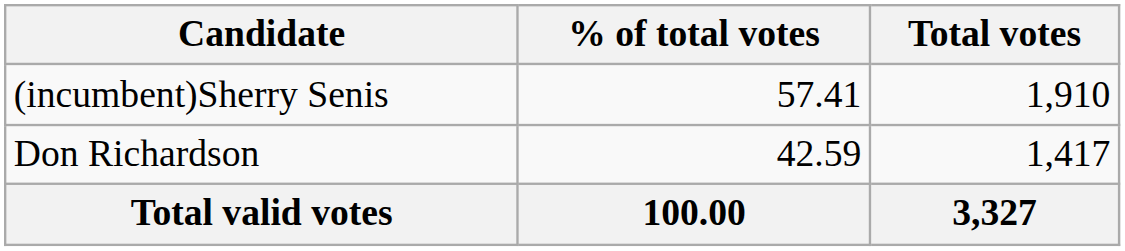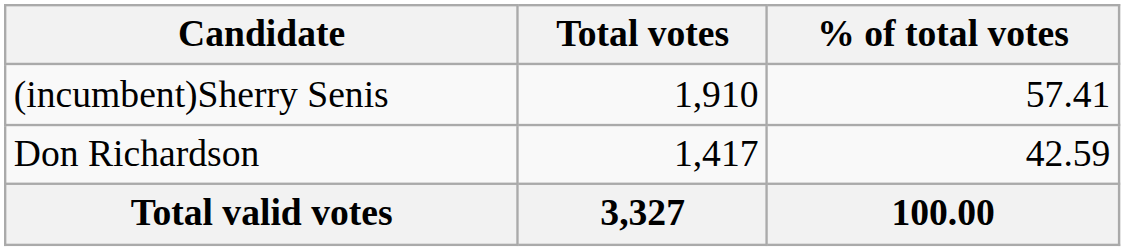columns swapped: (995, 34) <-> (694, 34)
